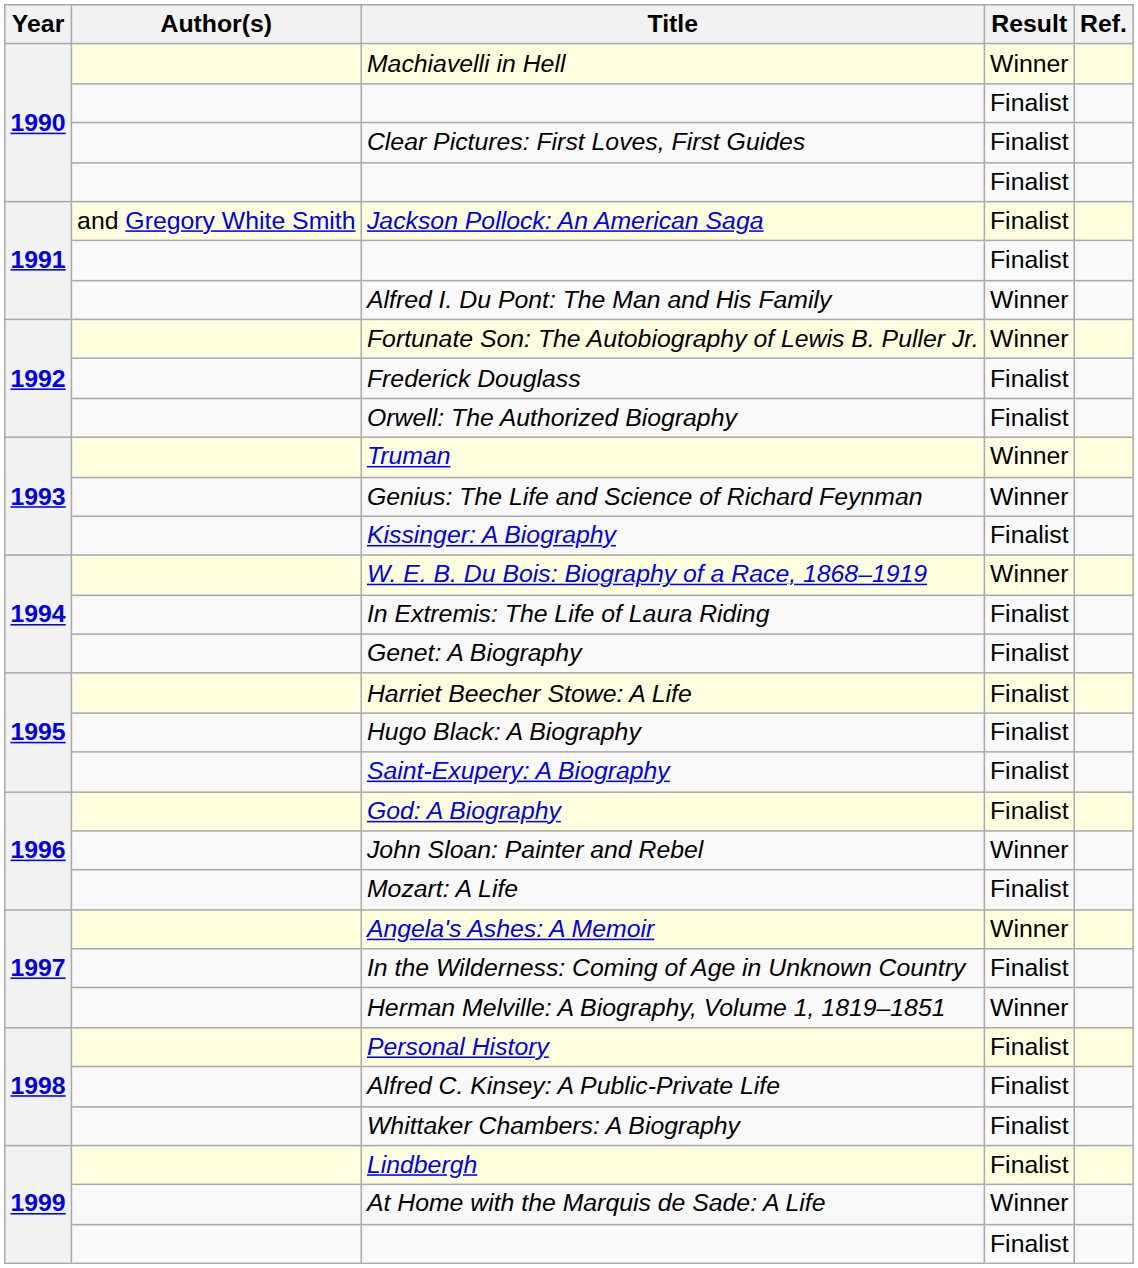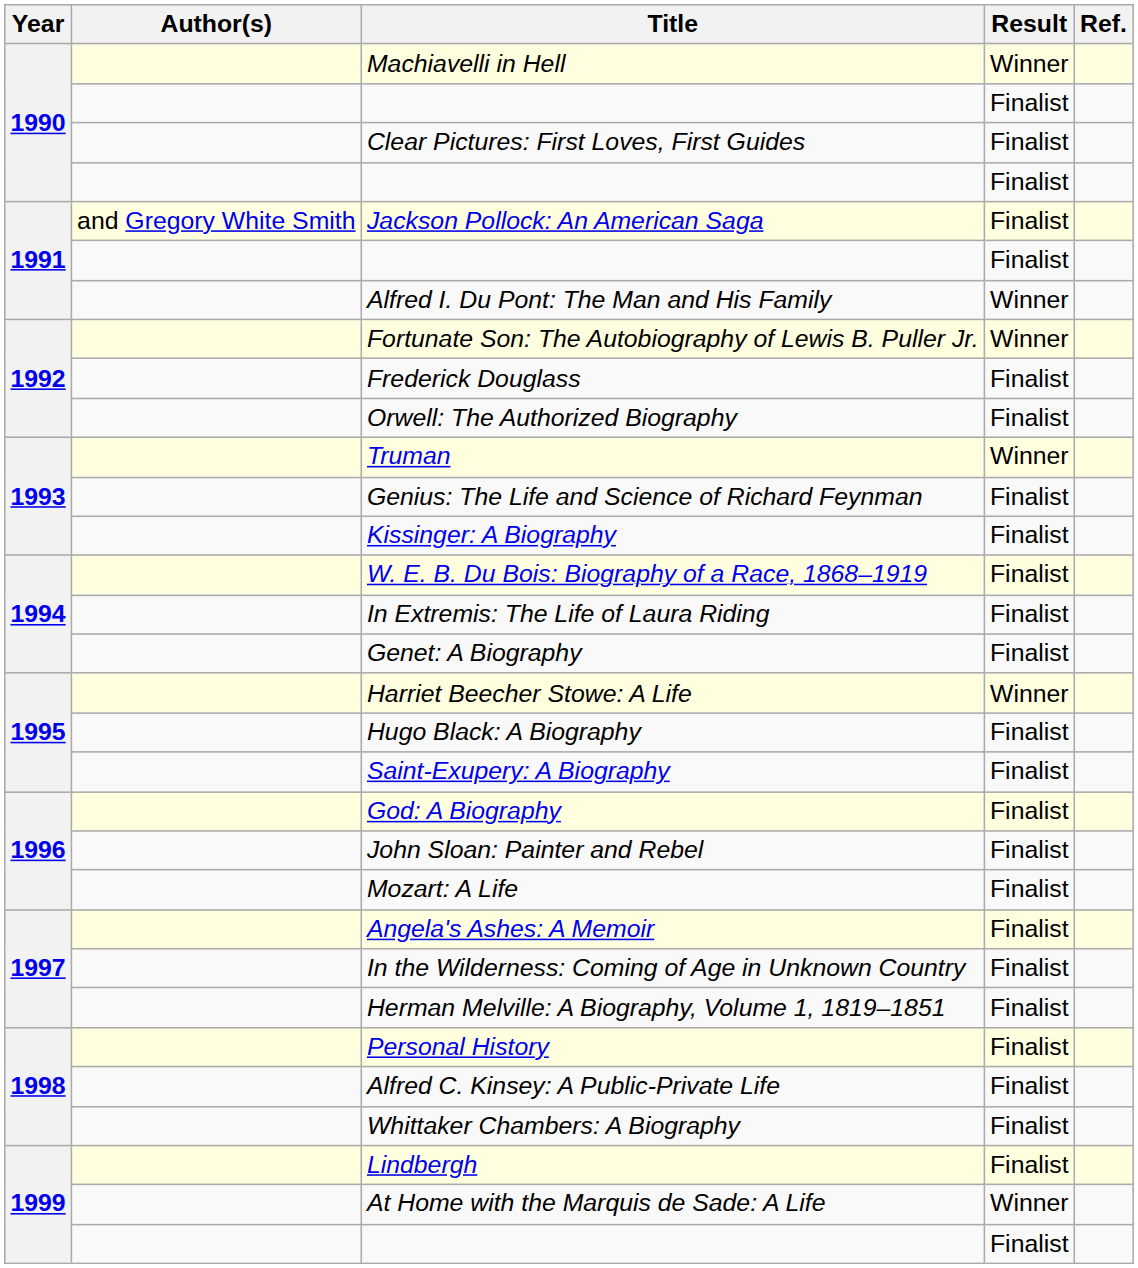(1029, 496) Winner -> (1029, 496) Finalist
(1029, 574) Winner -> (1029, 574) Finalist
(1029, 692) Finalist -> (1029, 692) Winner
(1029, 850) Winner -> (1029, 850) Finalist
(1029, 928) Winner -> (1029, 928) Finalist
(1029, 1007) Winner -> (1029, 1007) Finalist
